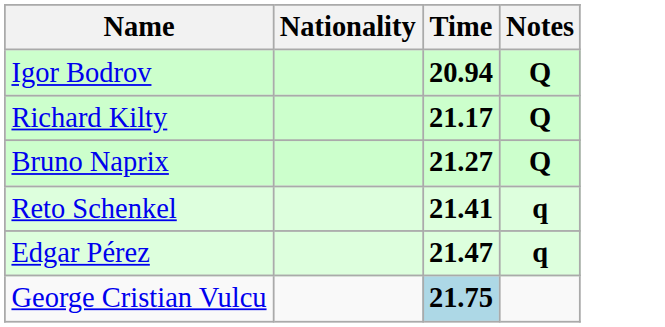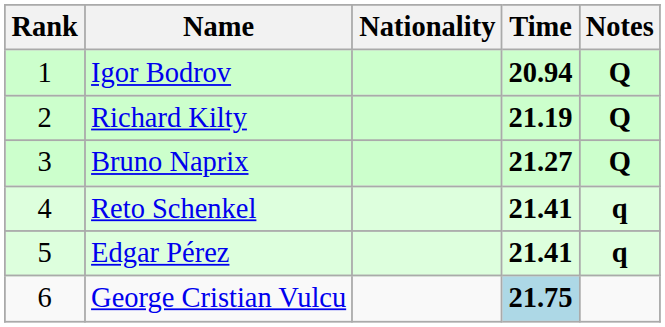+ column: (45, 27)
(461, 117) 21.17 -> (541, 117) 21.19
(461, 252) 21.47 -> (541, 252) 21.41
